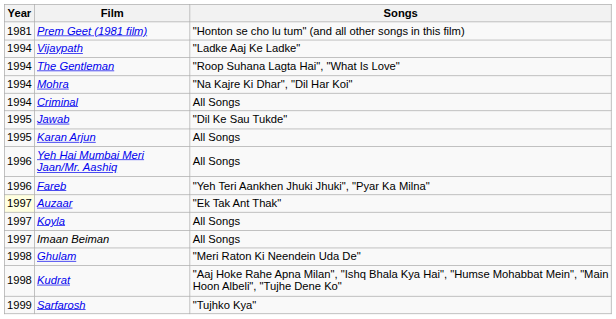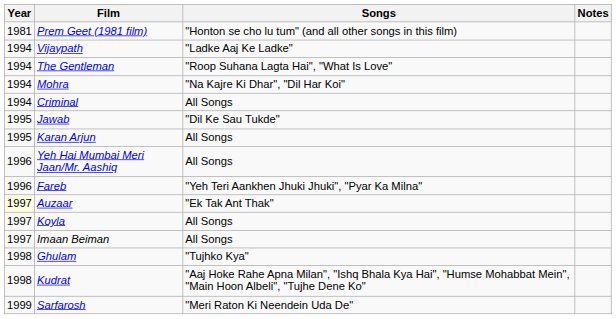+ column: (593, 13)
(277, 256) "Meri Raton Ki Neendein Uda De" -> (217, 256) "Tujhko Kya"
(224, 305) "Tujhko Kya" -> (269, 305) "Meri Raton Ki Neendein Uda De"
